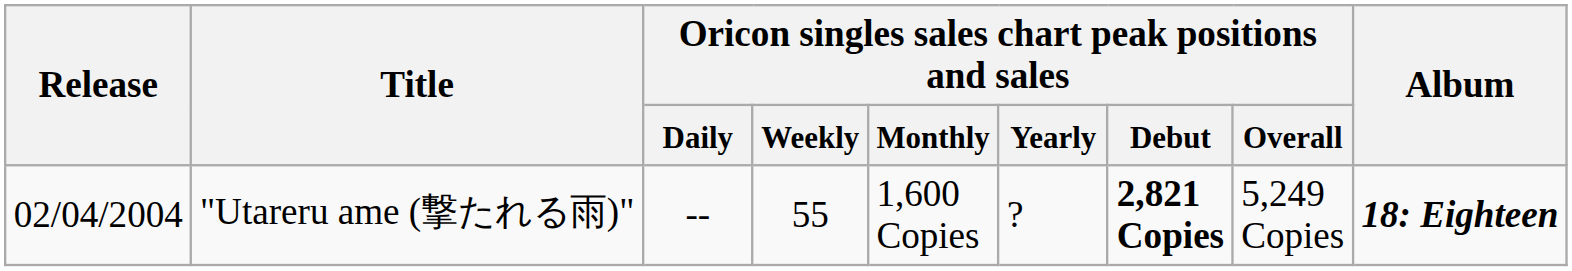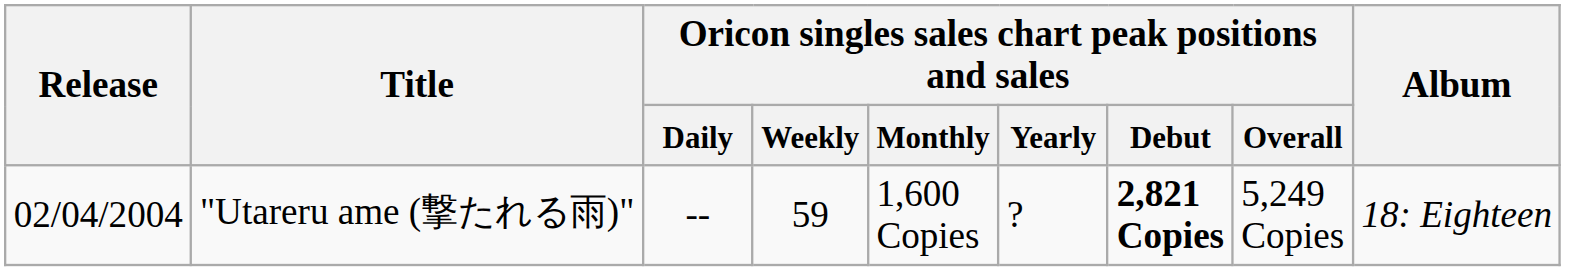(810, 214) 55 -> (810, 214) 59
(1460, 214) bold -> (1457, 214) normal
